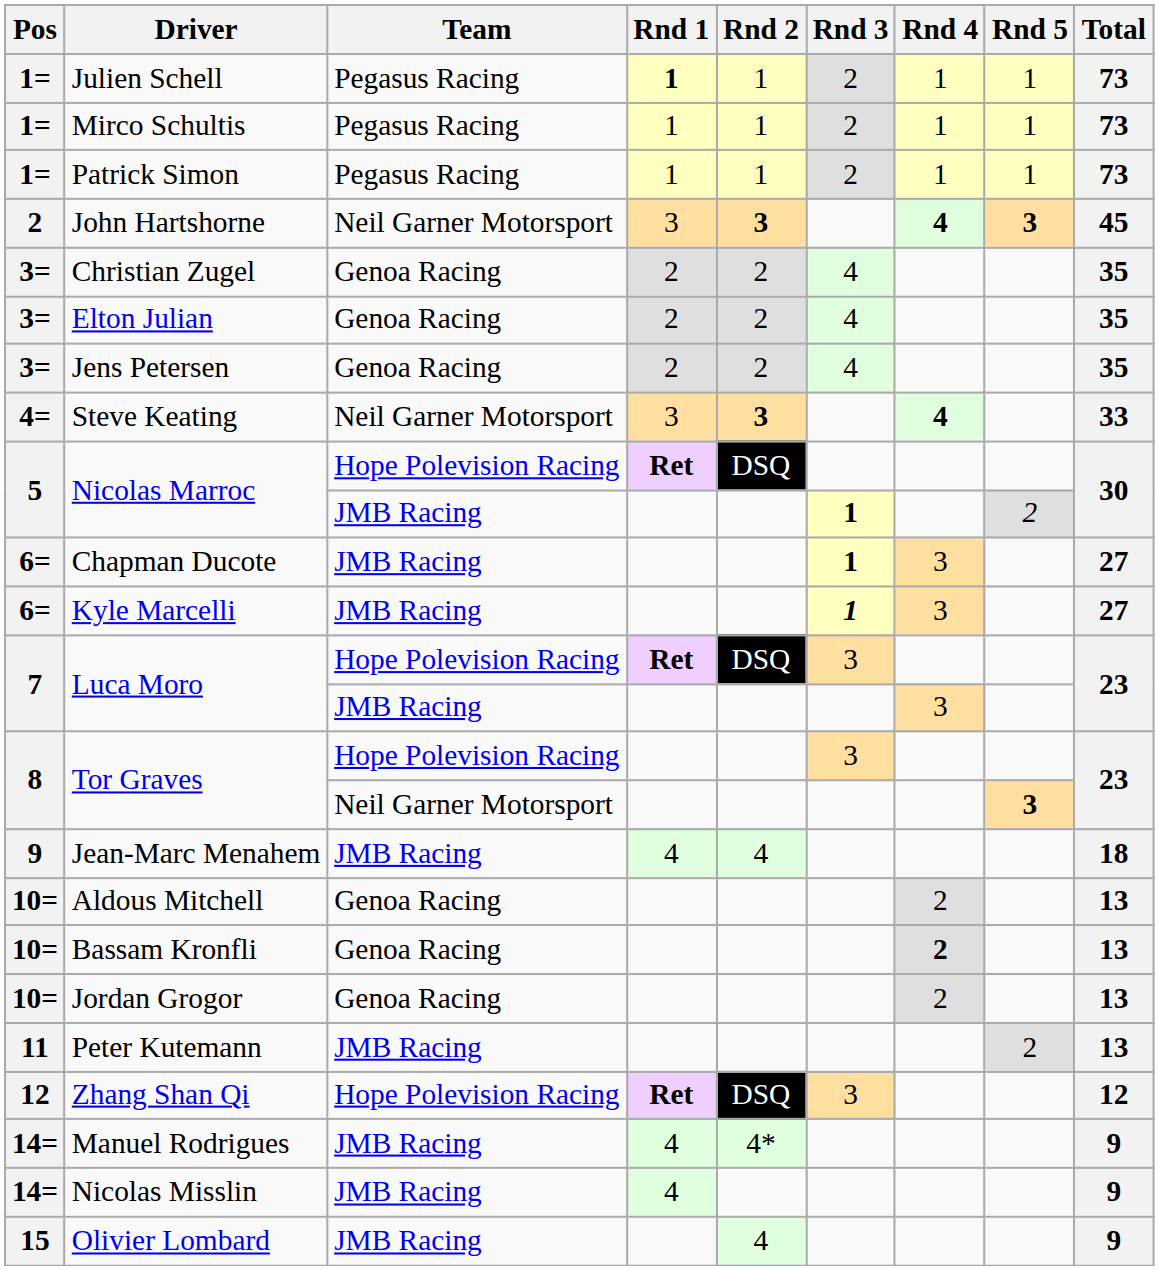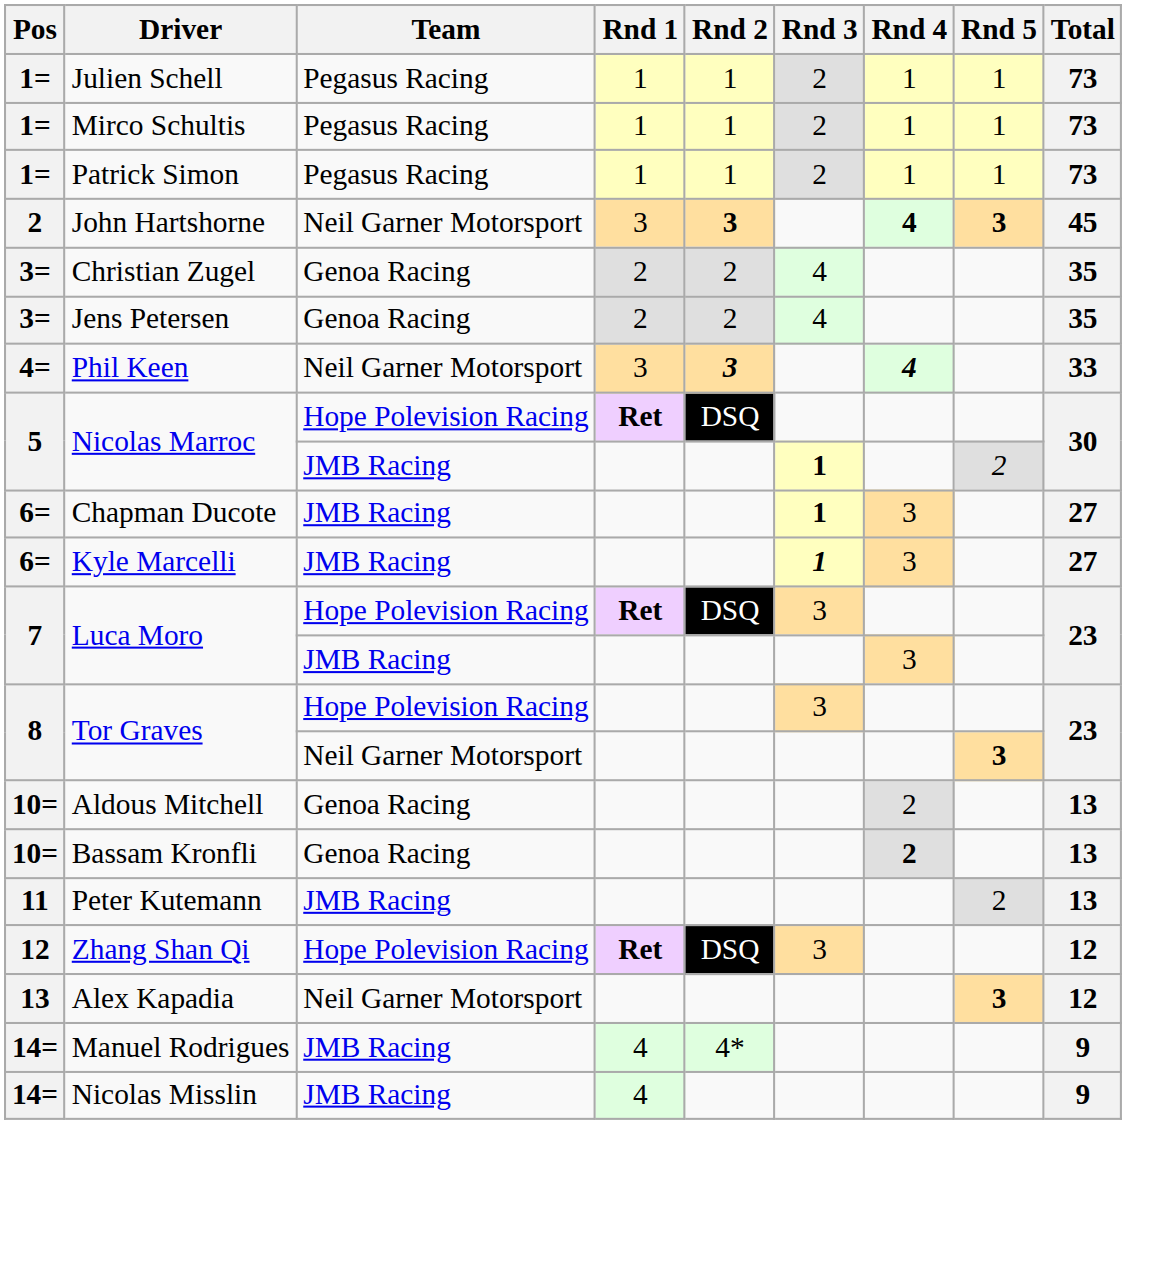(671, 77) bold -> (640, 77) normal
- row: (142, 319)
+ row: (130, 368)
- row: (155, 416)
- row: (196, 852)
- row: (157, 998)
+ row: (153, 998)
- row: (171, 1240)
